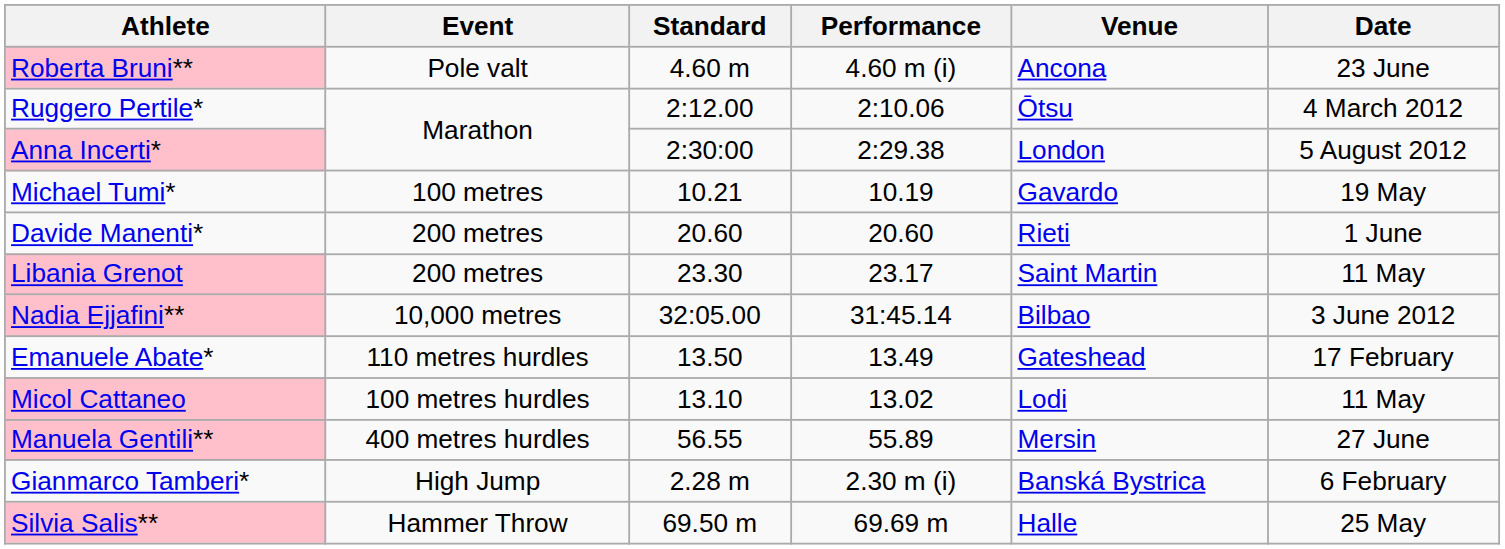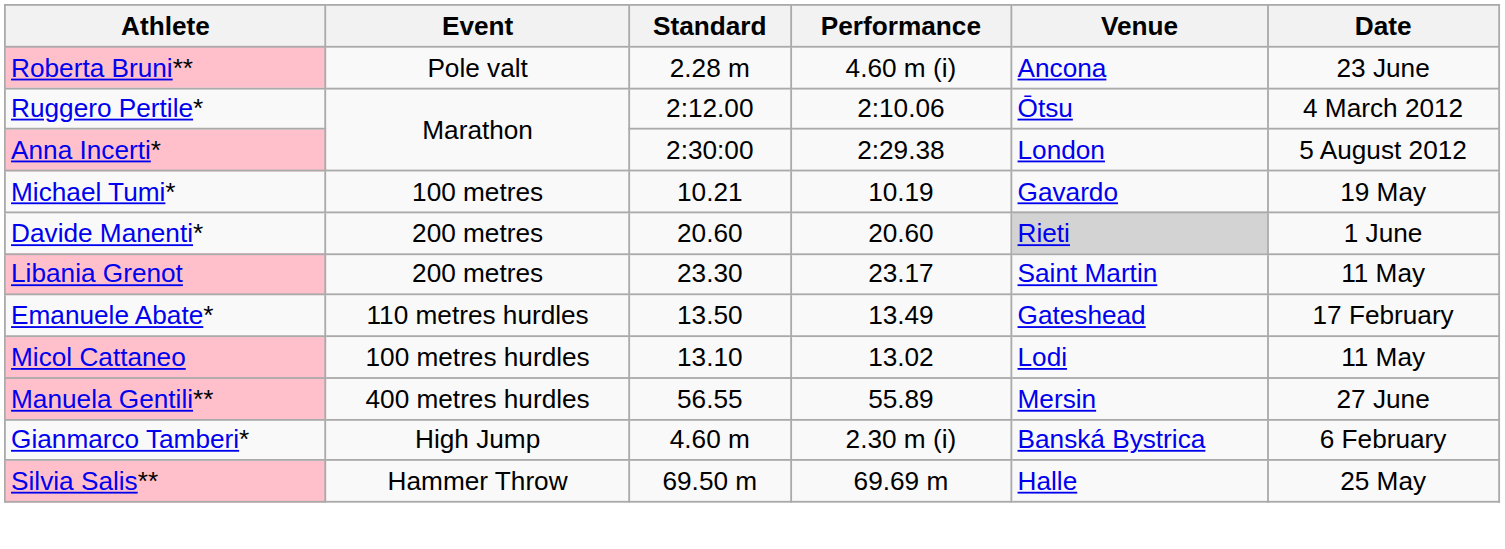(710, 67) 4.60 m -> (710, 67) 2.28 m
(1044, 233) no background -> (1044, 233) lightgrey background
- row: (98, 316)
(710, 481) 2.28 m -> (710, 440) 4.60 m
